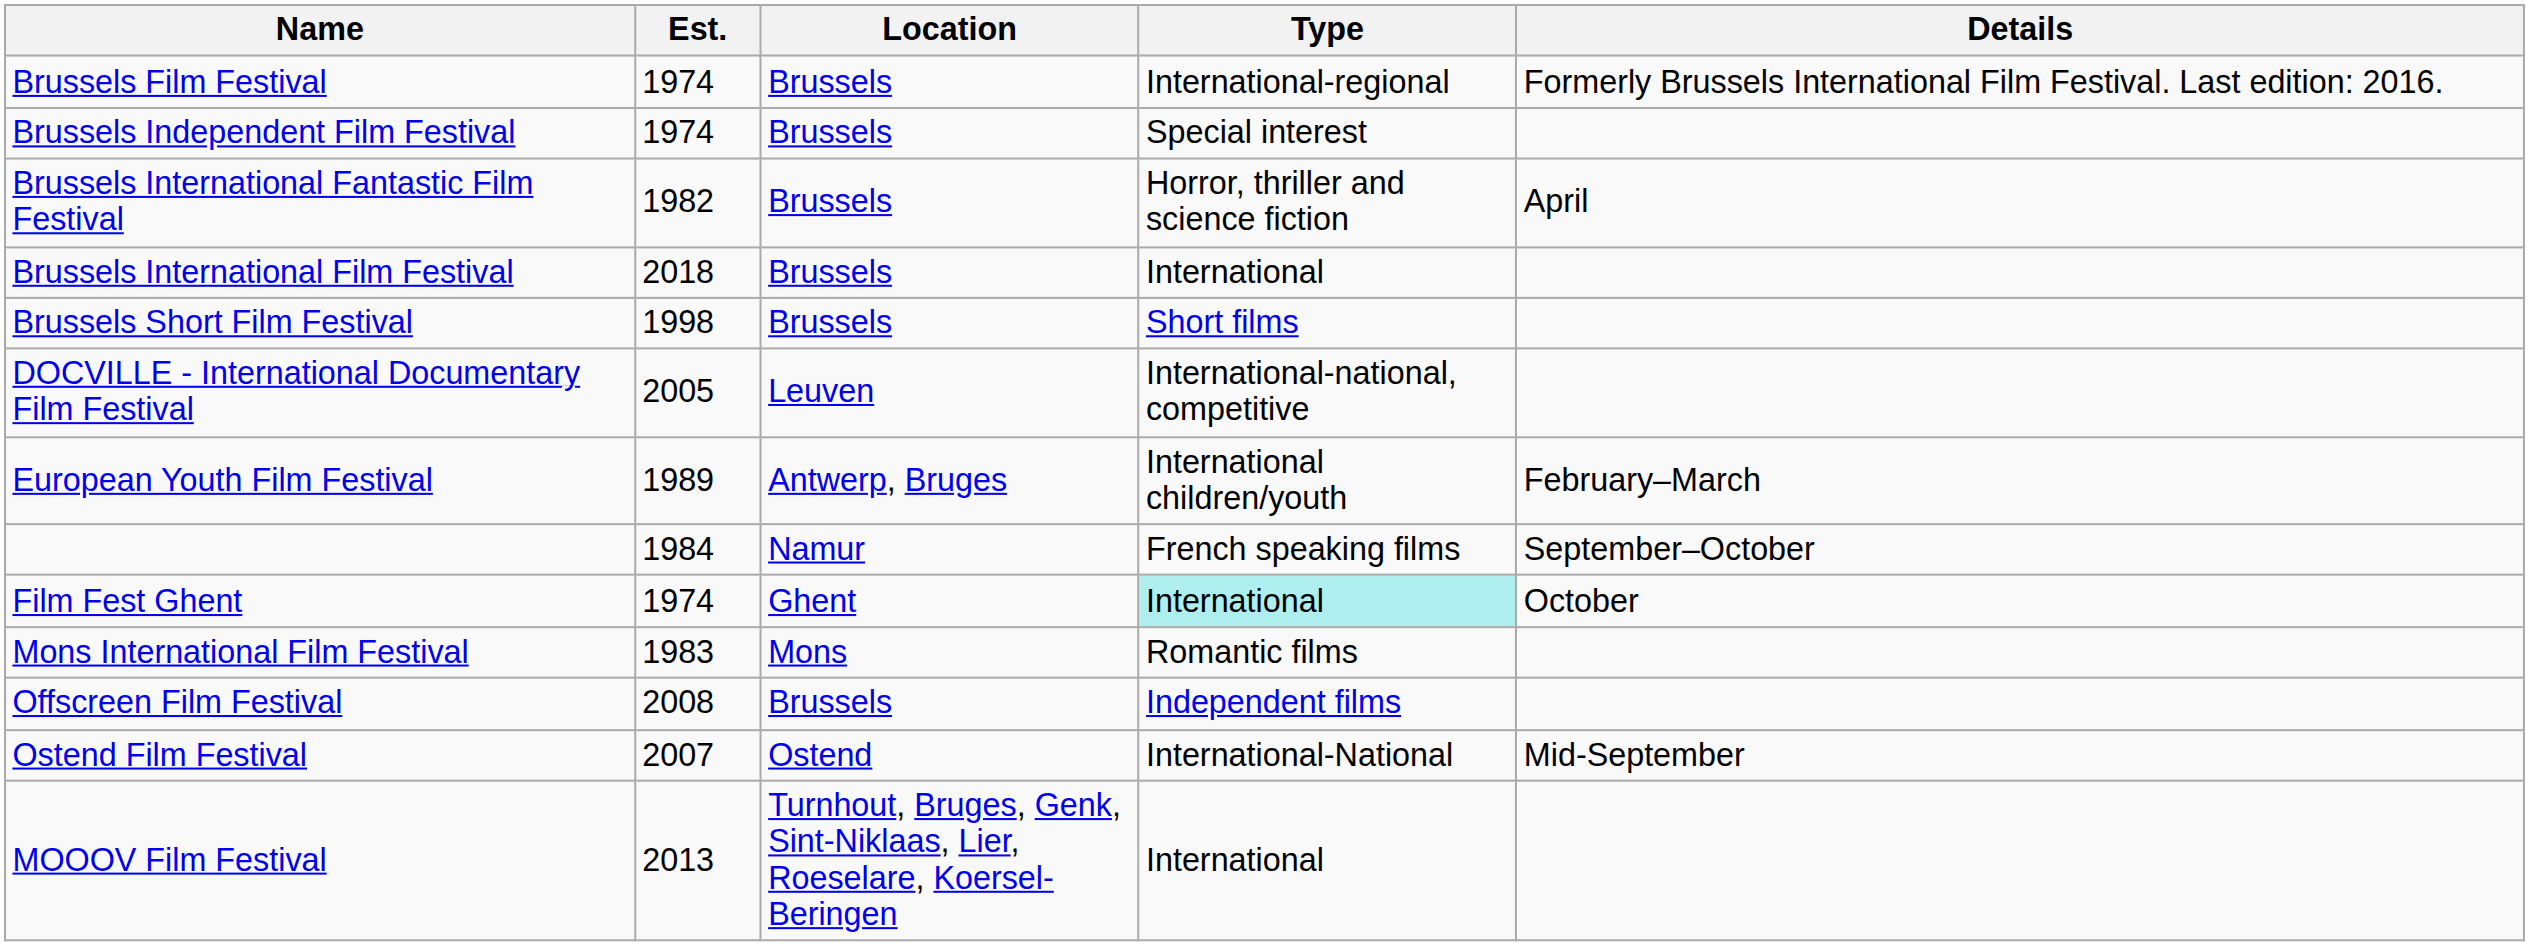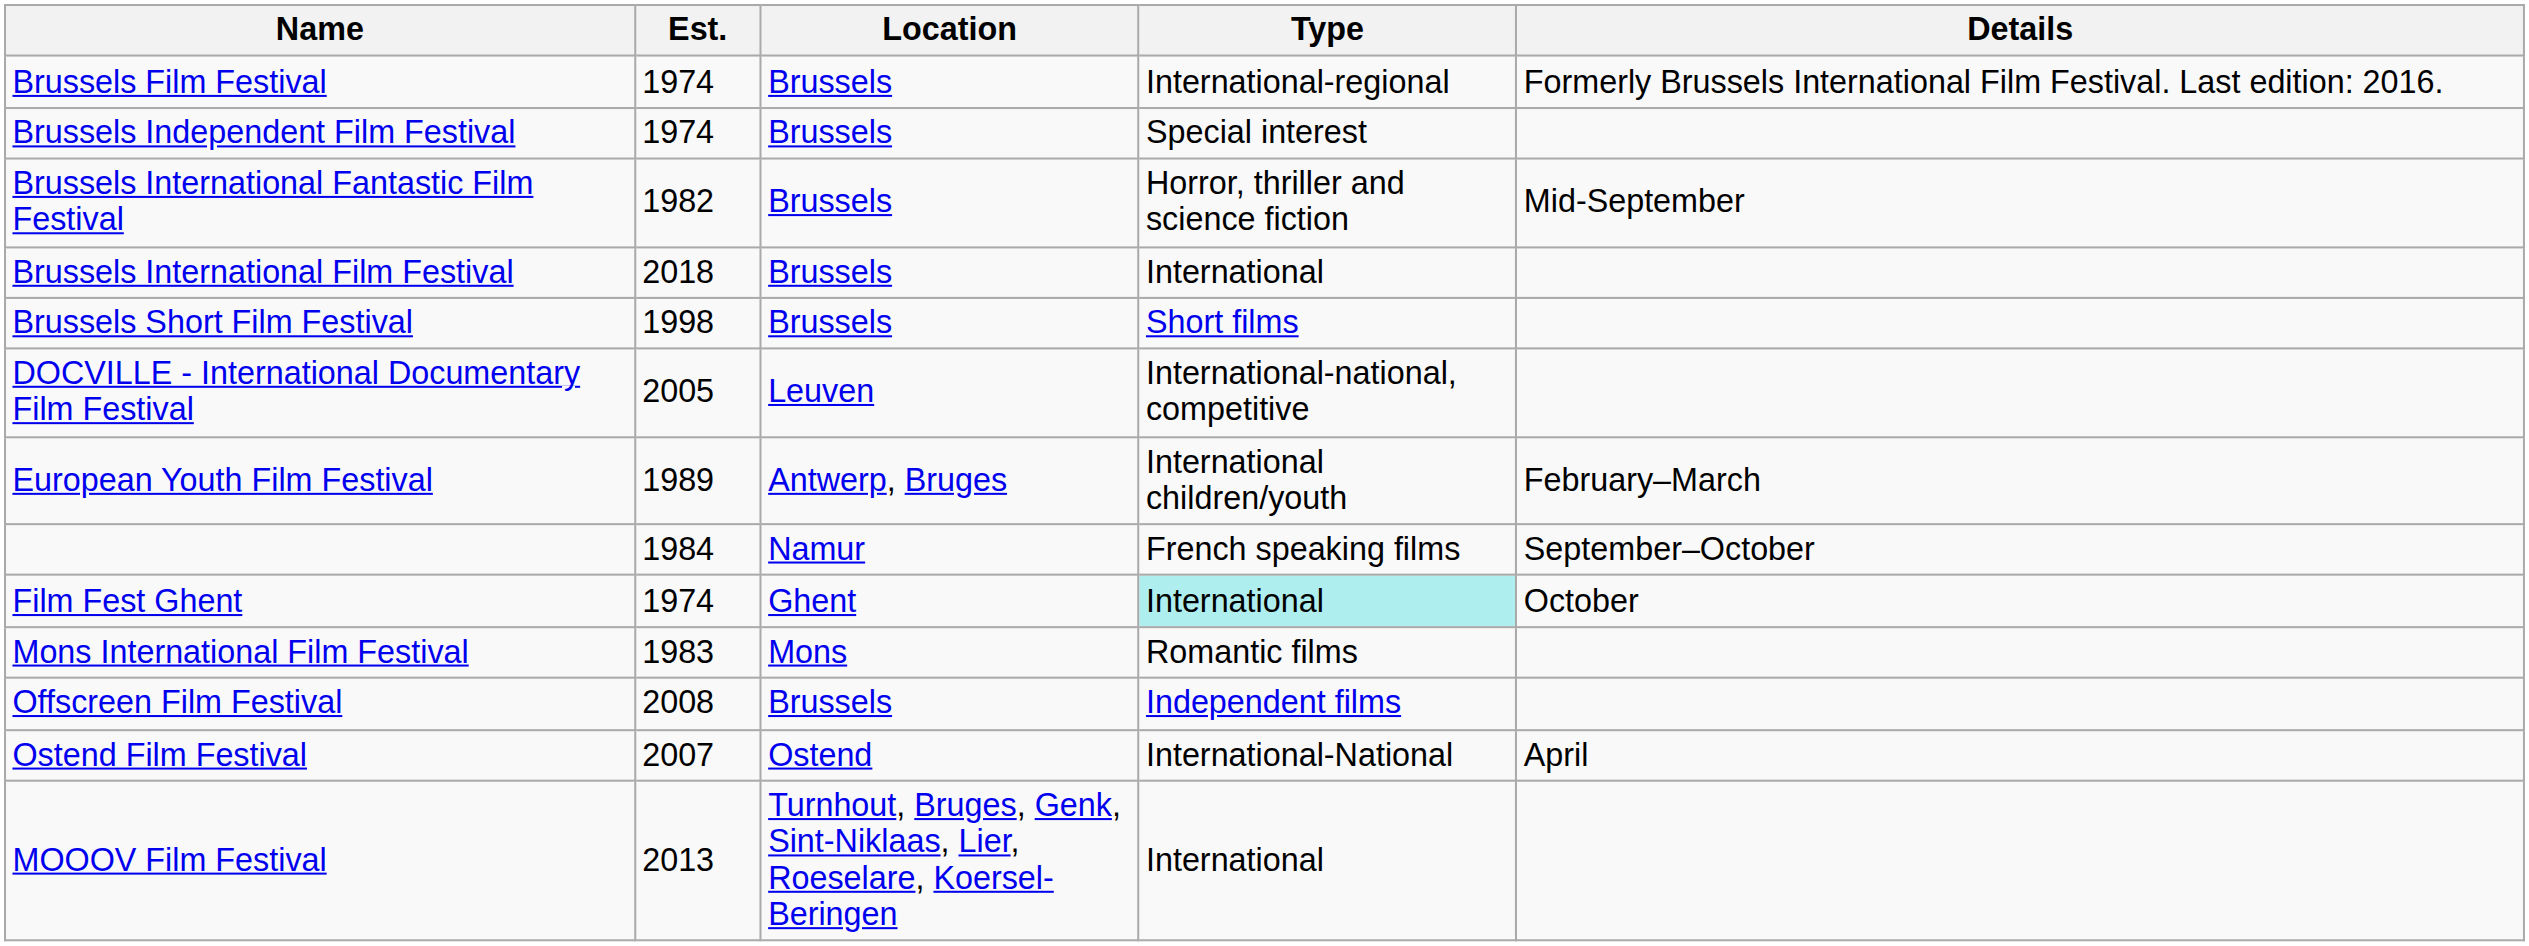(1556, 202) April -> (1634, 202) Mid-September
(1634, 754) Mid-September -> (1556, 754) April
